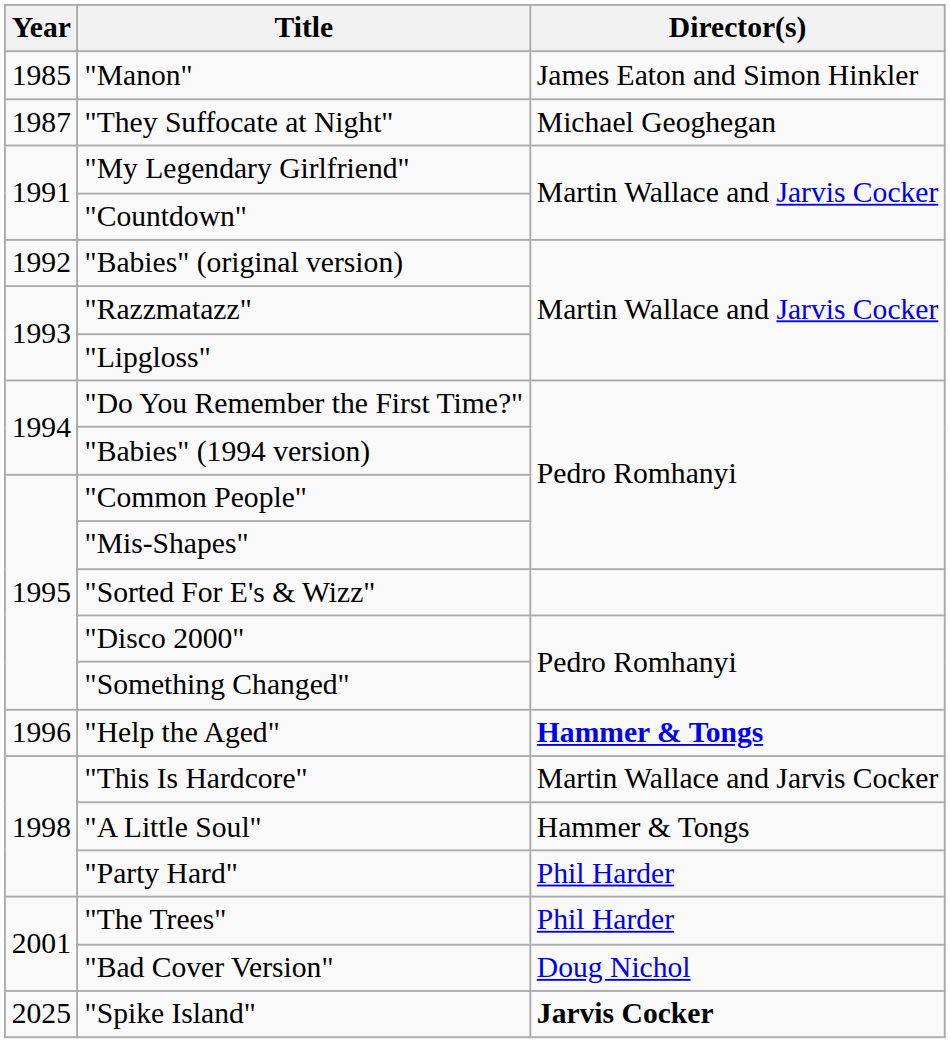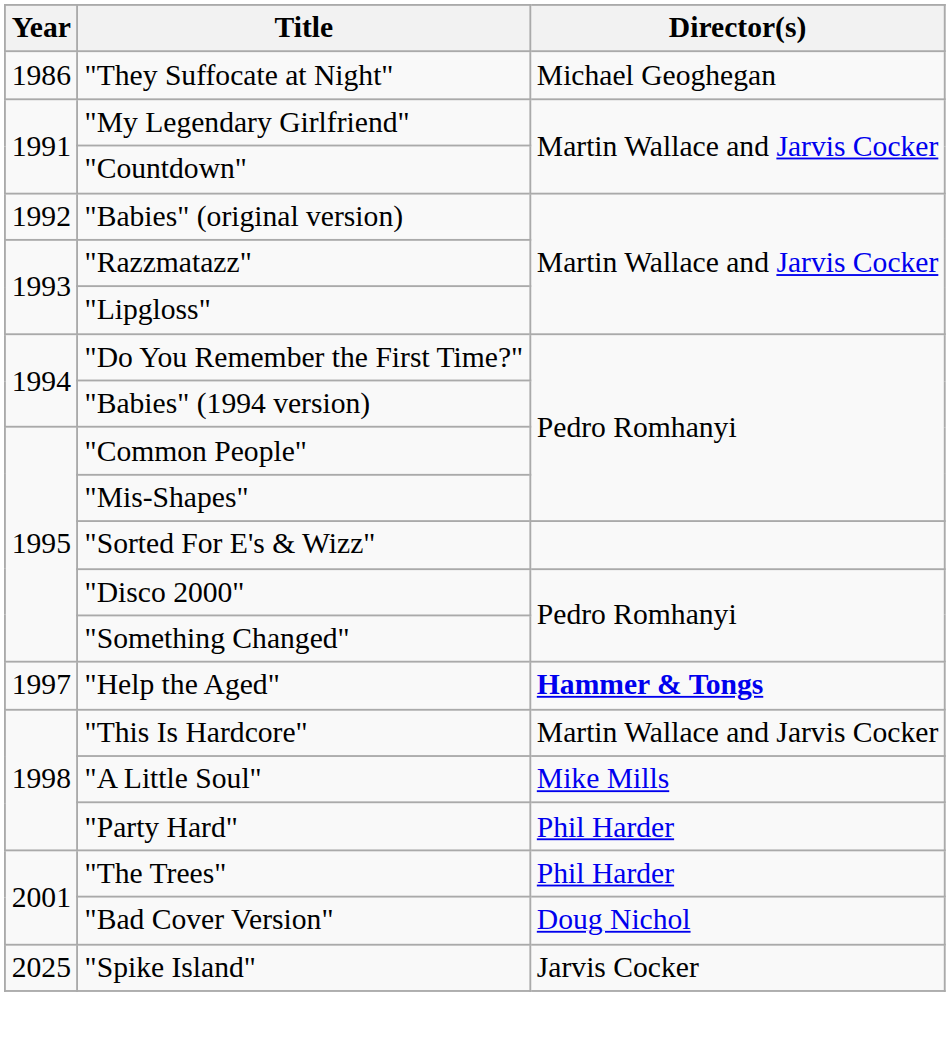- row: (139, 74)
(41, 121) 1987 -> (41, 74) 1986
(41, 732) 1996 -> (41, 685) 1997
(643, 826) Hammer & Tongs -> (603, 779) Mike Mills
(625, 1013) bold -> (618, 966) normal
